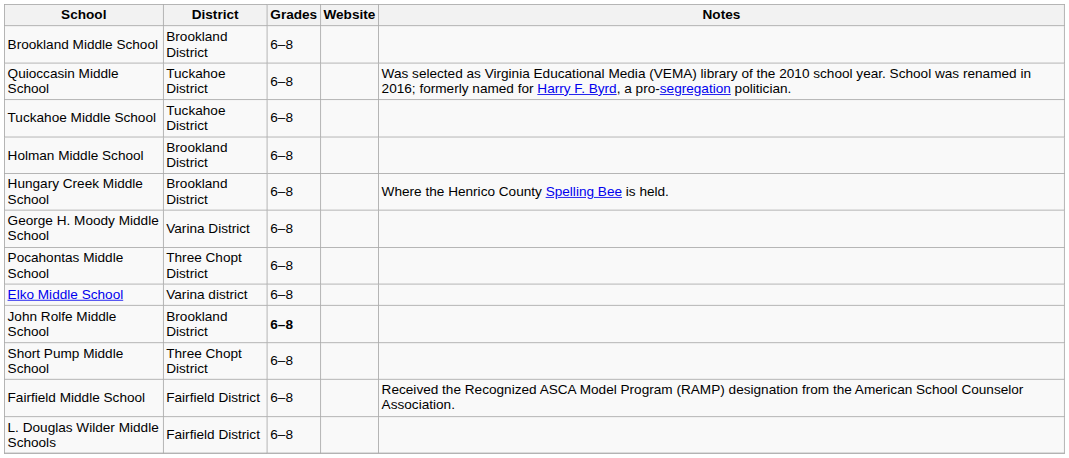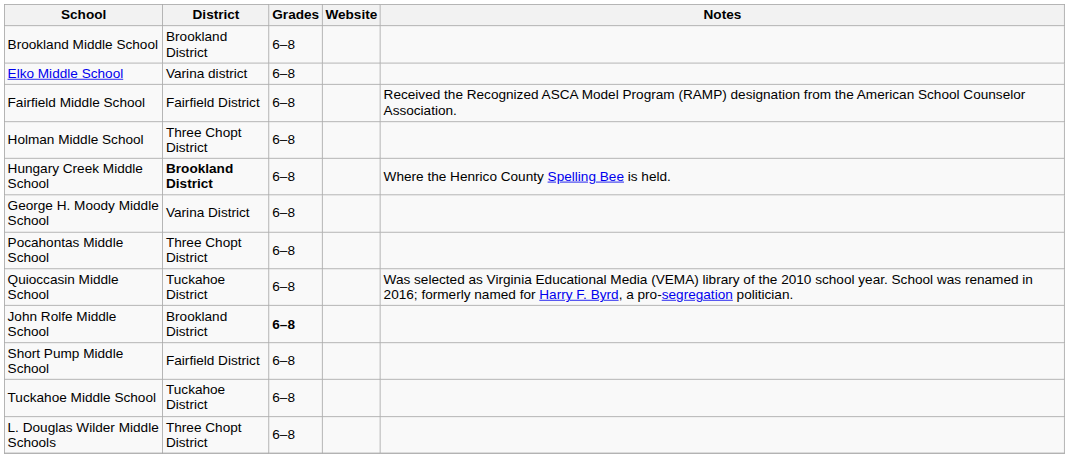rows swapped: (65, 294) <-> (63, 81)
rows swapped: (76, 397) <-> (82, 118)
(197, 155) Brookland District -> (204, 139) Three Chopt District
(197, 191) normal -> (200, 176) bold
(204, 361) Three Chopt District -> (213, 361) Fairfield District
(213, 434) Fairfield District -> (204, 434) Three Chopt District
